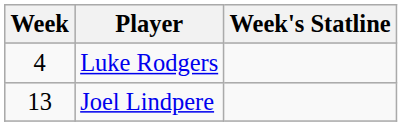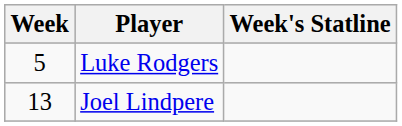(40, 62) 4 -> (40, 62) 5
